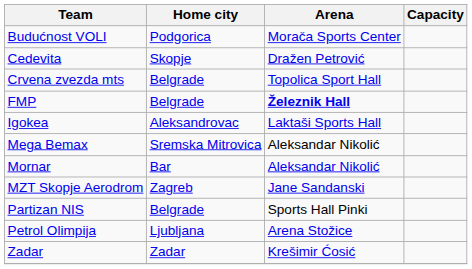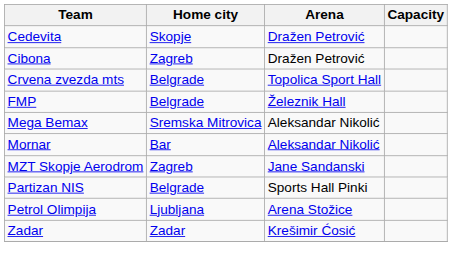- row: (57, 36)
+ row: (29, 58)
(309, 101) bold -> (307, 101) normal
- row: (28, 123)
